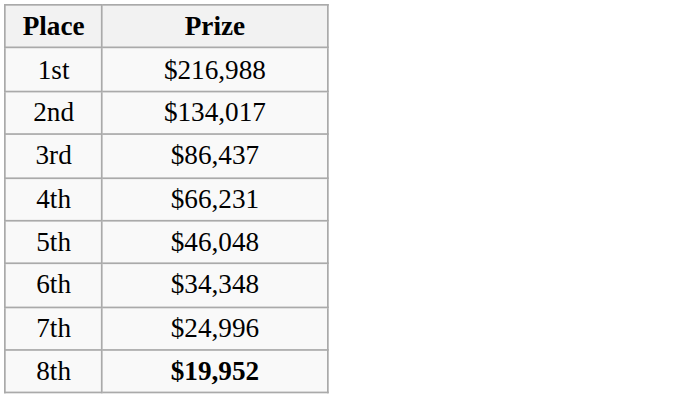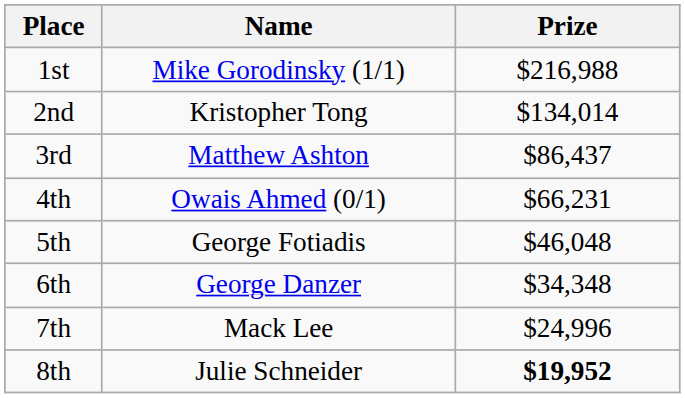+ column: (279, 26)
(215, 112) $134,017 -> (567, 112) $134,014
